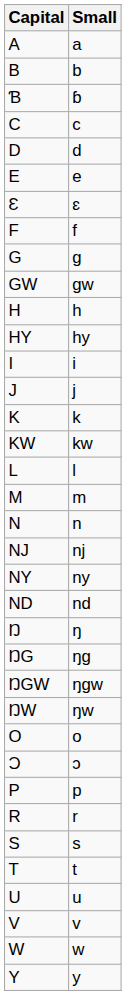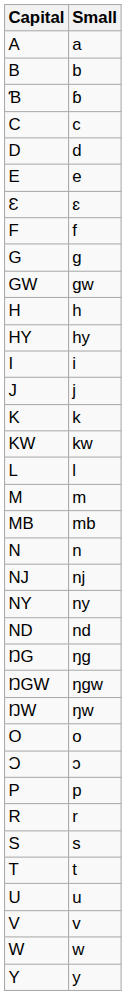+ row: (21, 524)
- row: (14, 630)
